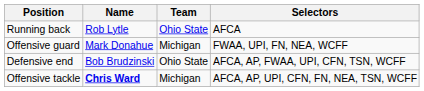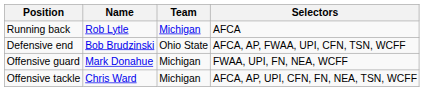(184, 29) Ohio State -> (180, 29) Michigan
rows swapped: (40, 62) <-> (43, 46)
(113, 78) bold -> (111, 78) normal
